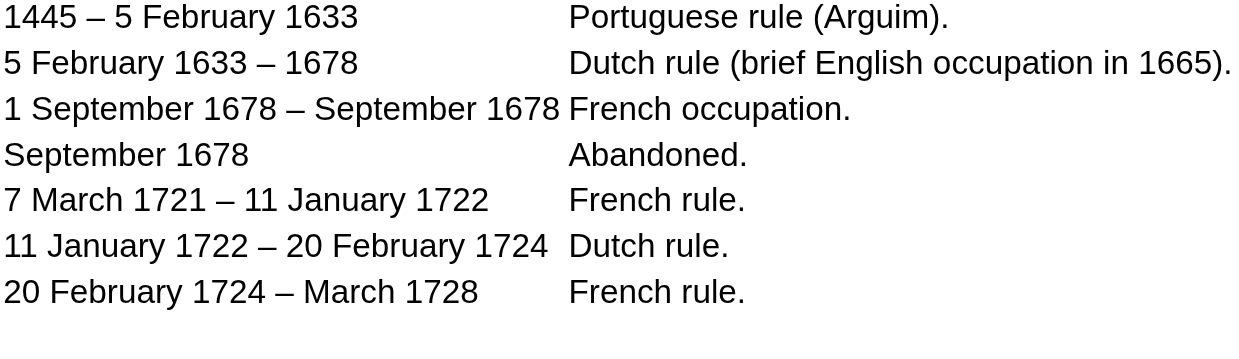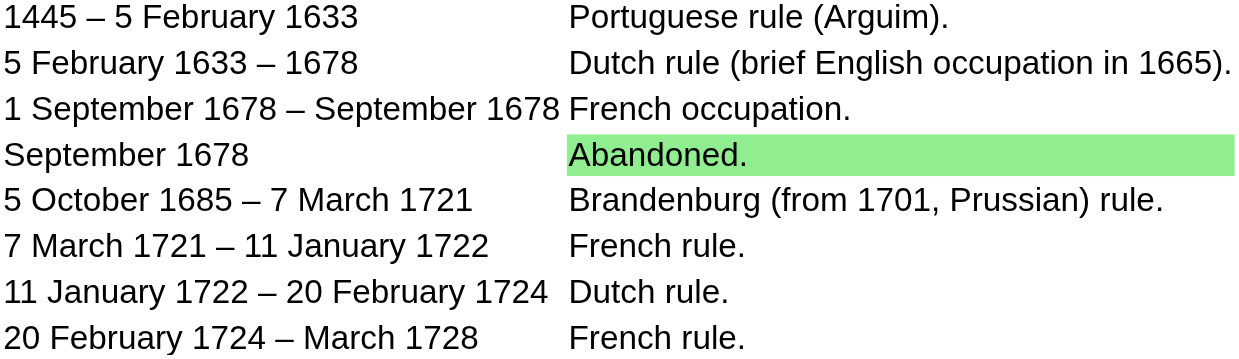(658, 154) no background -> (658, 154) lightgreen background
+ row: (238, 200)
